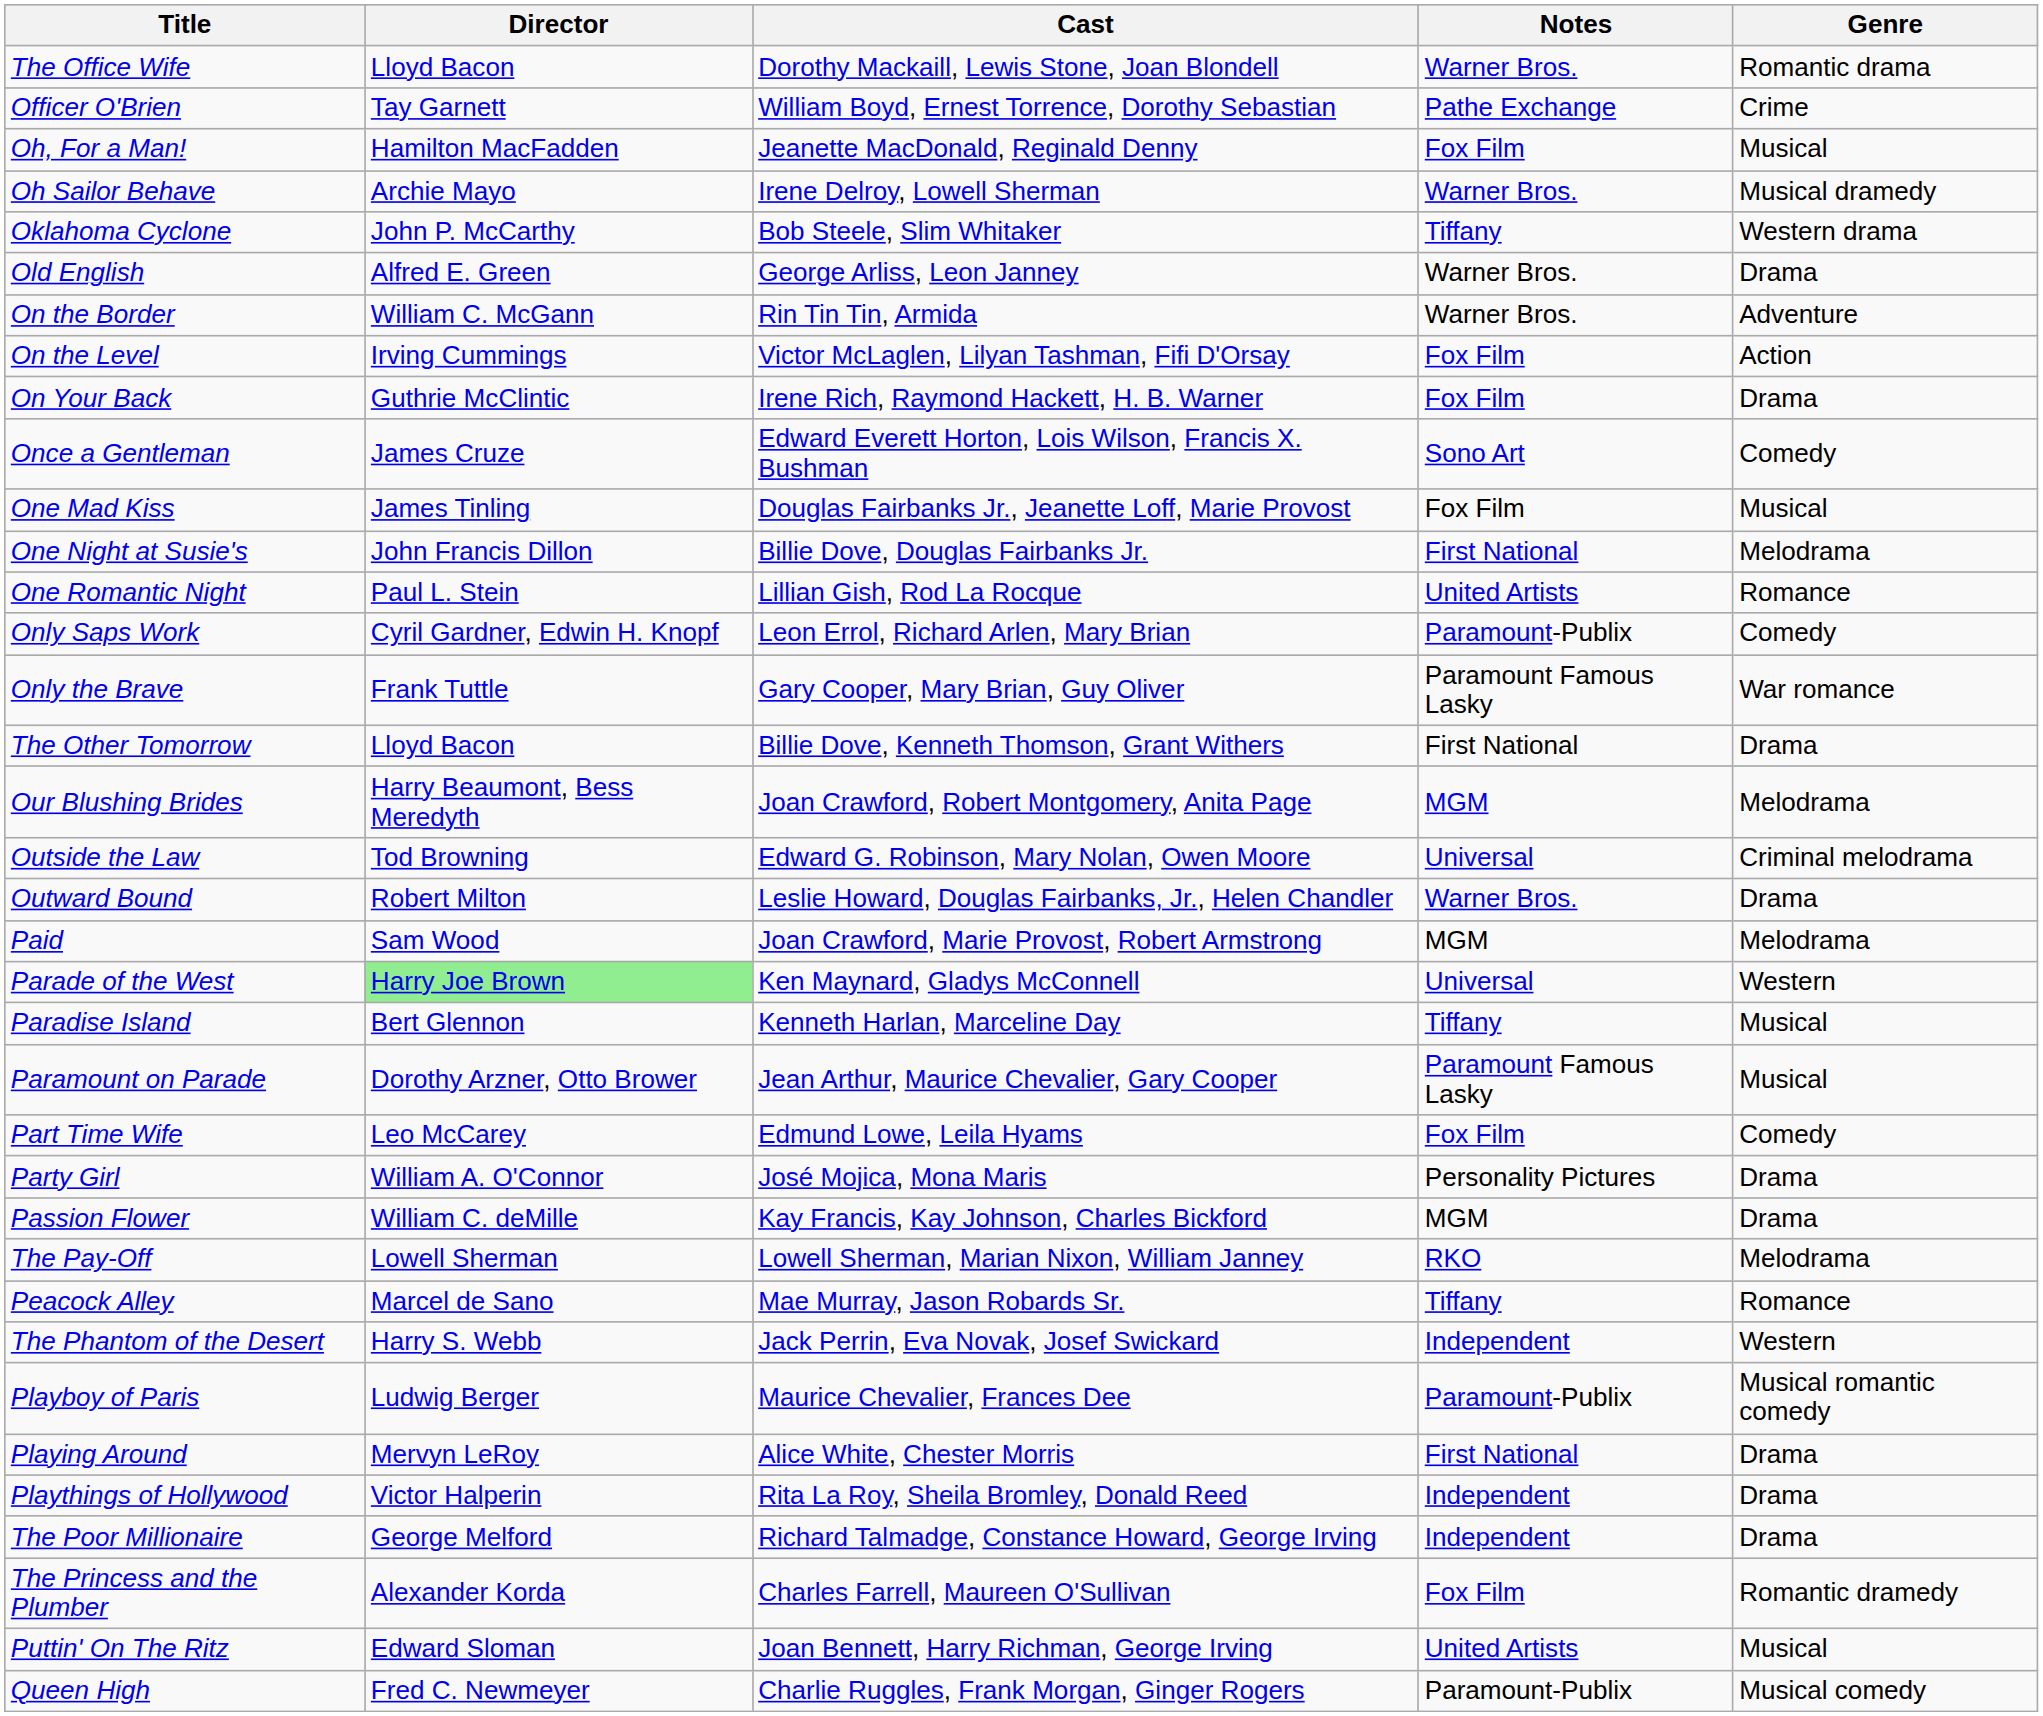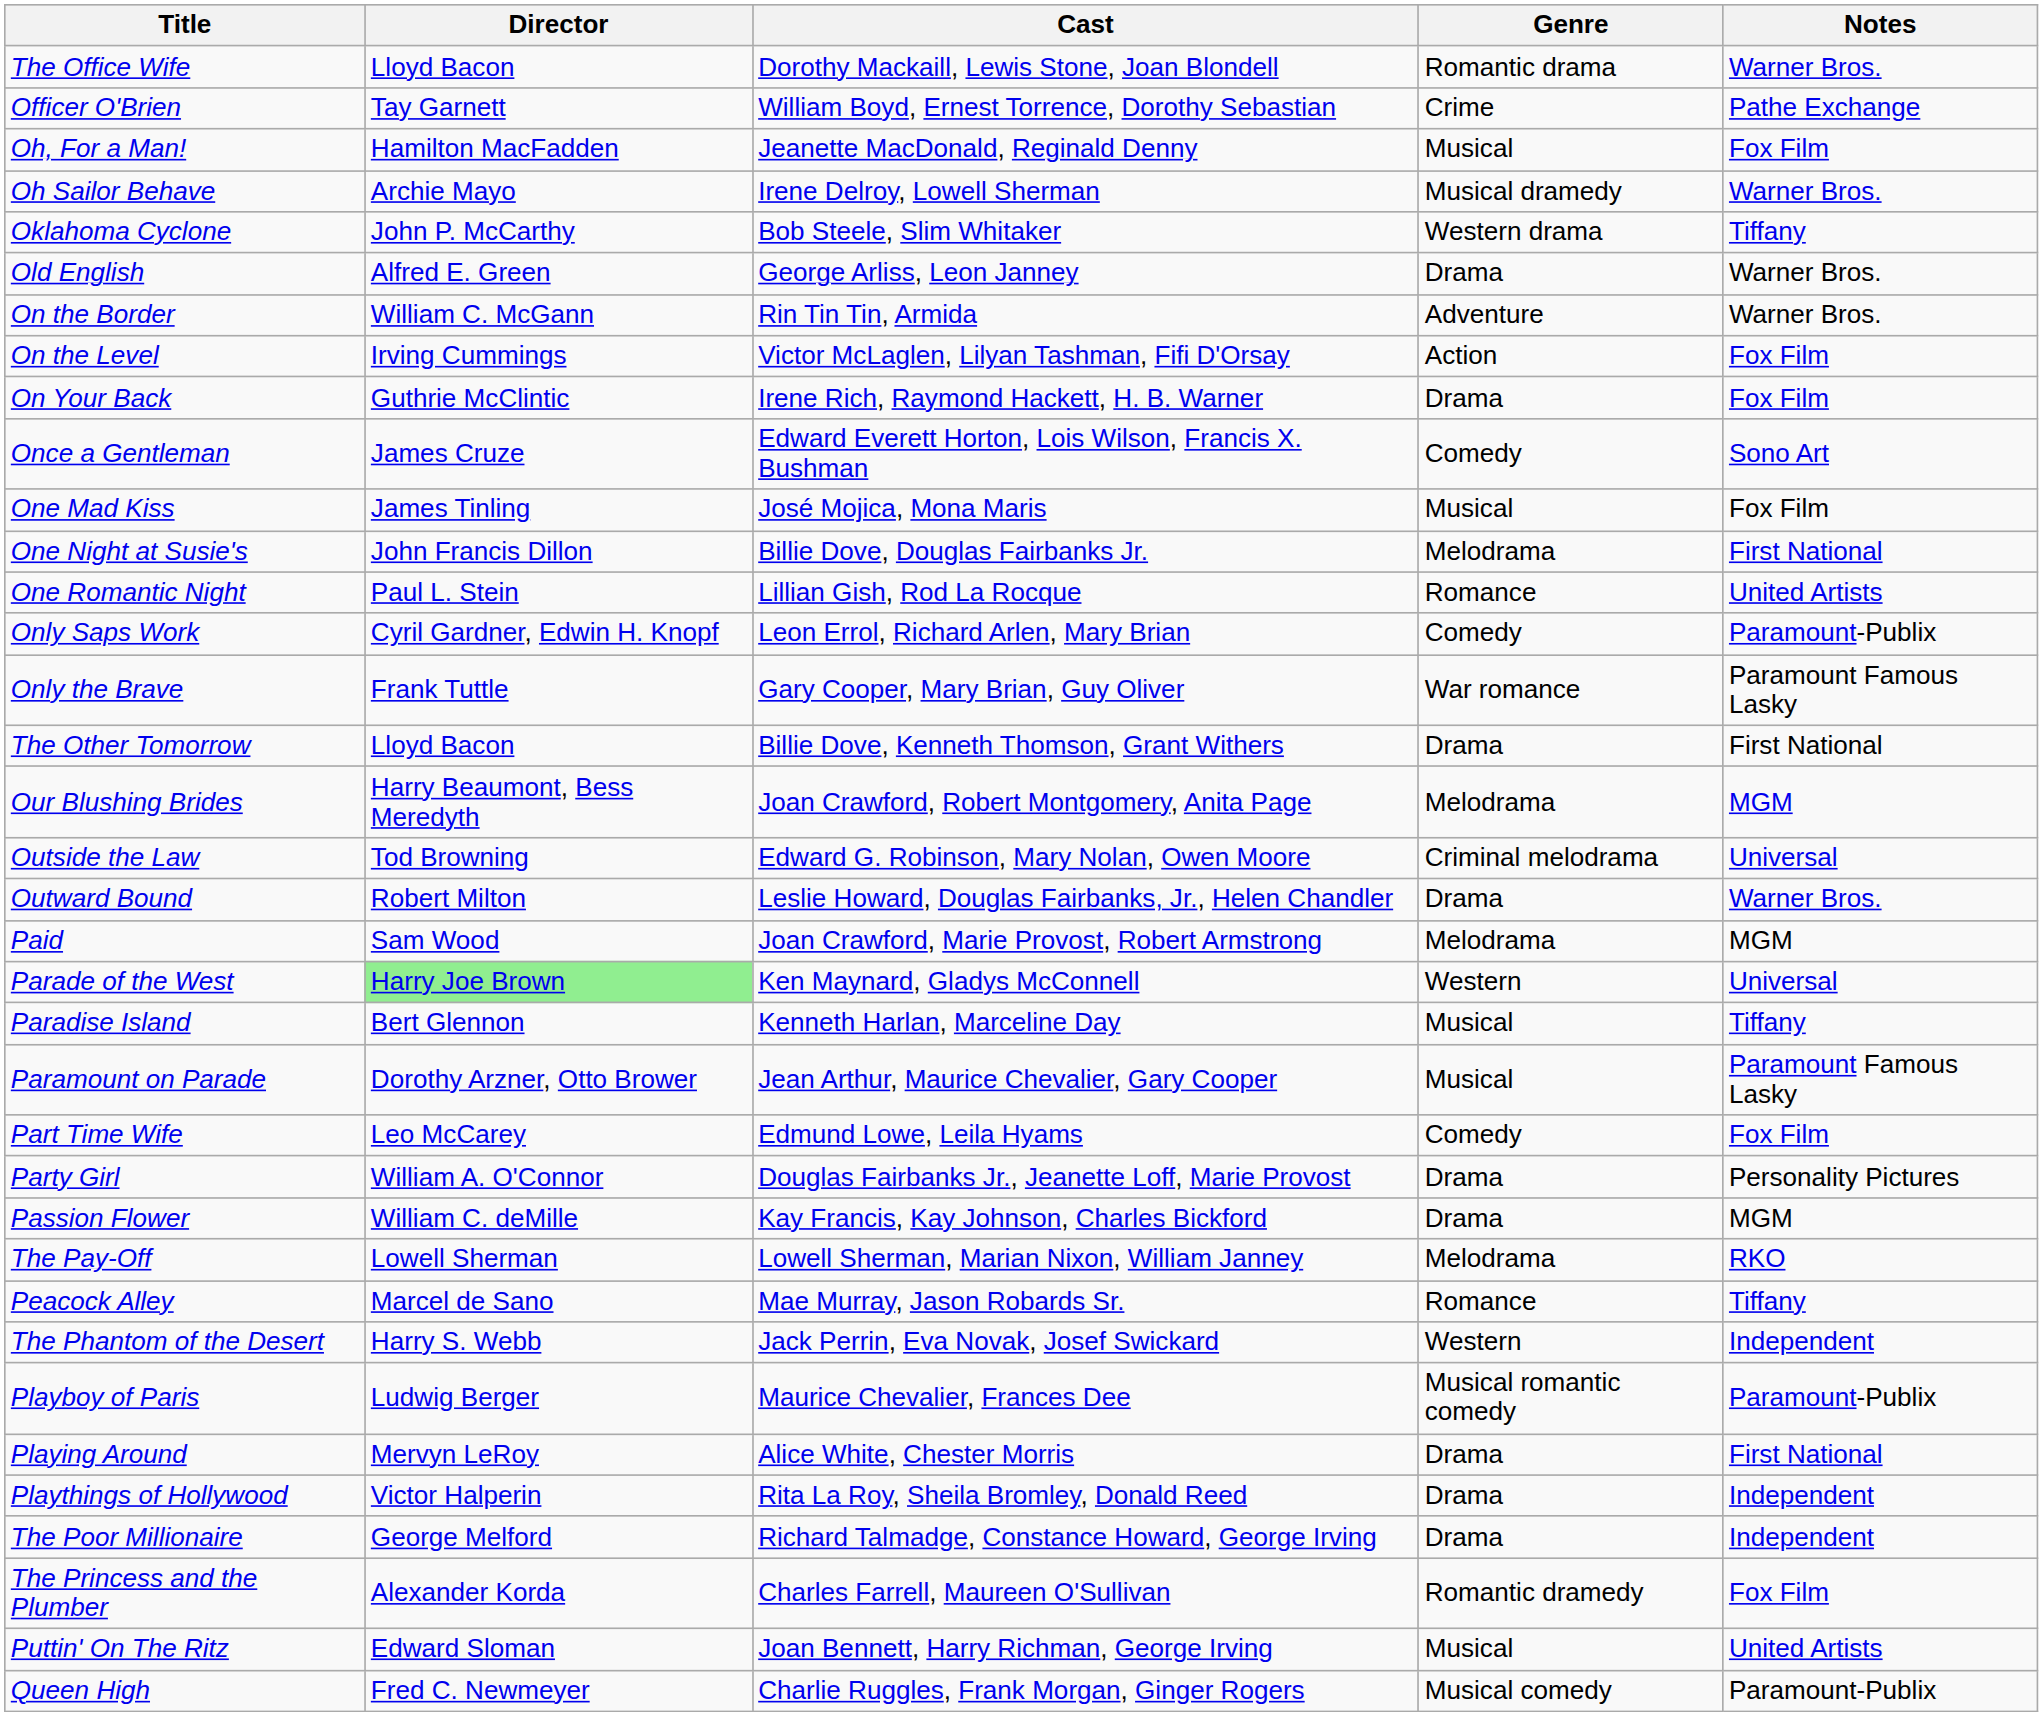columns swapped: (1885, 25) <-> (1576, 25)
(1054, 509) Douglas Fairbanks Jr., Jeanette Loff, Marie Provost -> (902, 509) José Mojica, Mona Maris
(902, 1176) José Mojica, Mona Maris -> (1054, 1176) Douglas Fairbanks Jr., Jeanette Loff, Marie Provost
